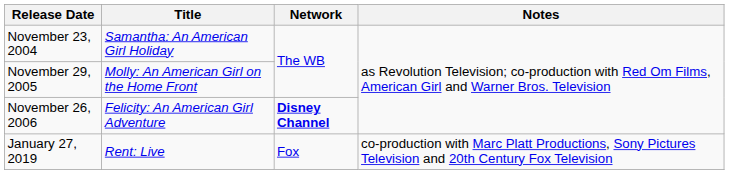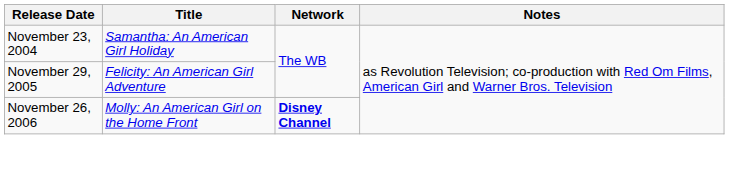(183, 79) Molly: An American Girl on the Home Front -> (179, 79) Felicity: An American Girl Adventure
(179, 115) Felicity: An American Girl Adventure -> (183, 115) Molly: An American Girl on the Home Front
- row: (42, 151)
